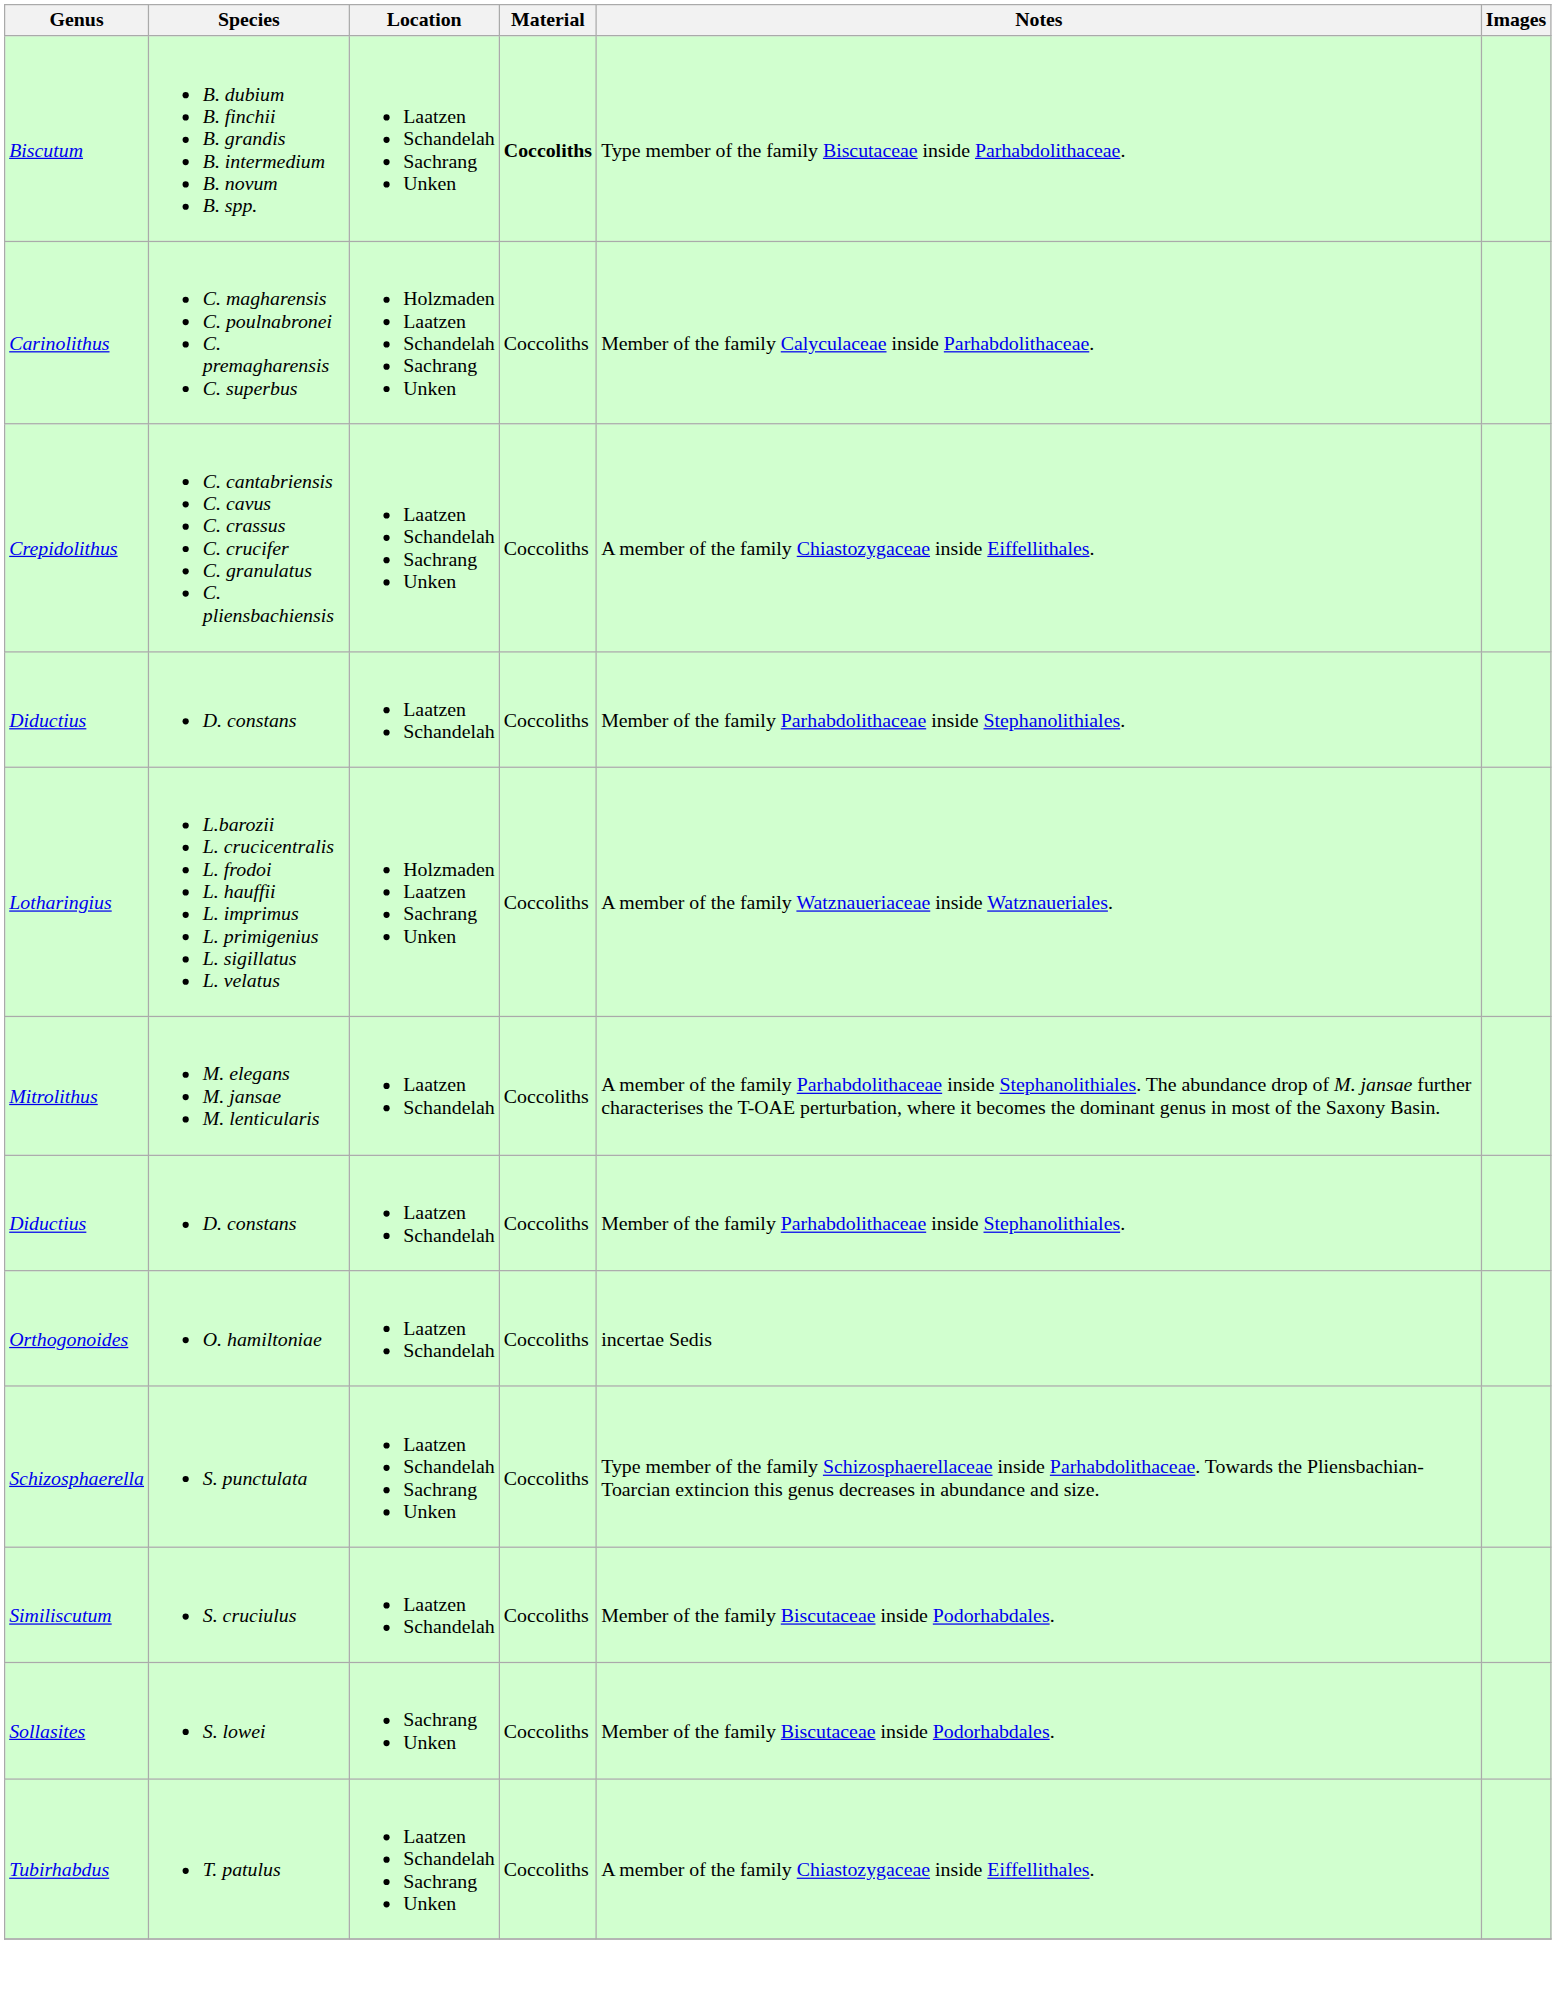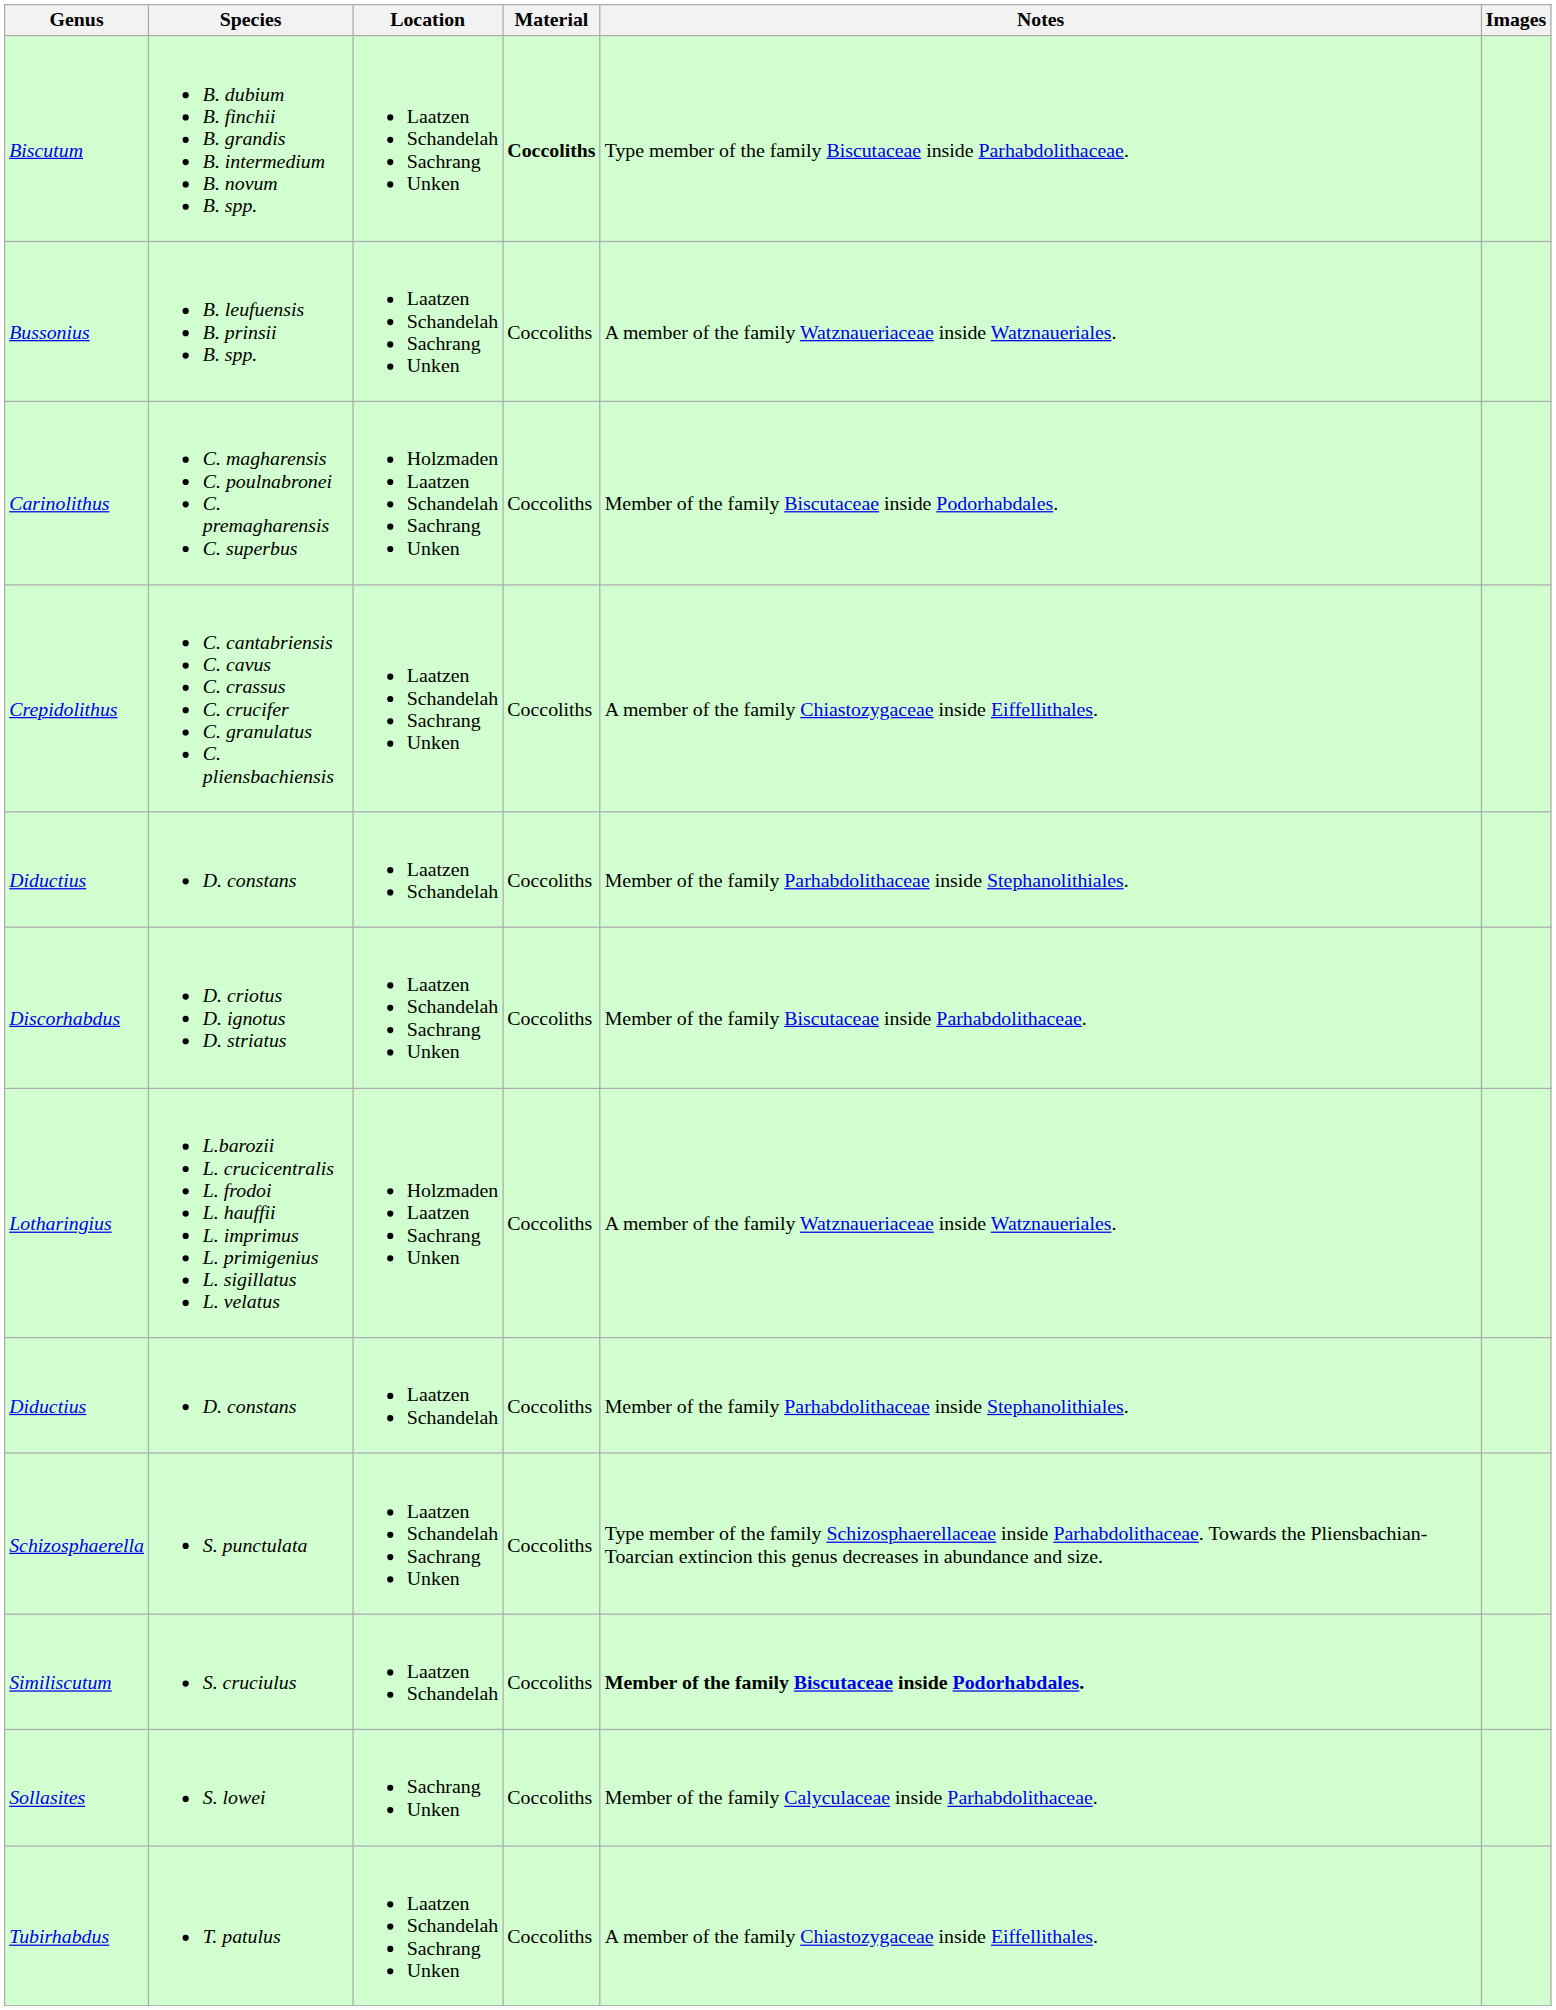+ row: (49, 332)
(848, 343) Member of the family Calyculaceae inside Parhabdolithaceae. -> (831, 503) Member of the family Biscutaceae inside Podorhabdales.
+ row: (65, 1018)
- row: (53, 1096)
- row: (69, 1339)
(828, 1615) normal -> (844, 1682) bold
(828, 1731) Member of the family Biscutaceae inside Podorhabdales. -> (851, 1798) Member of the family Calyculaceae inside Parhabdolithaceae.
